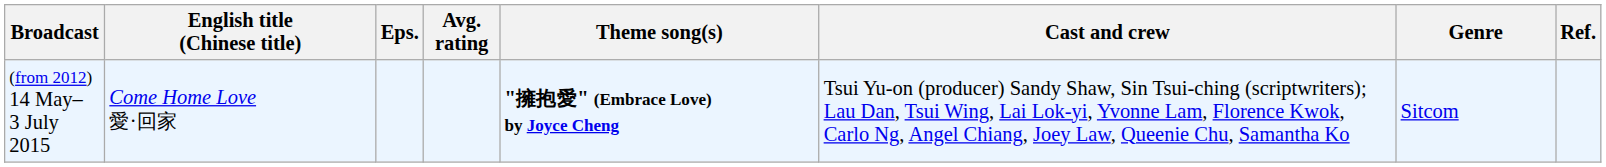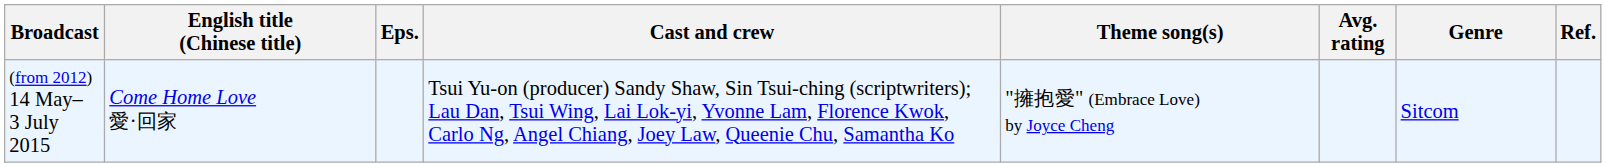columns swapped: (1107, 32) <-> (462, 32)
(608, 111) bold -> (1103, 111) normal
